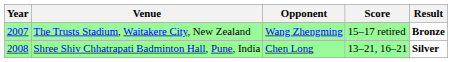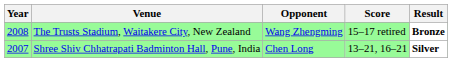(18, 31) 2007 -> (18, 31) 2008
(18, 49) 2008 -> (18, 49) 2007
